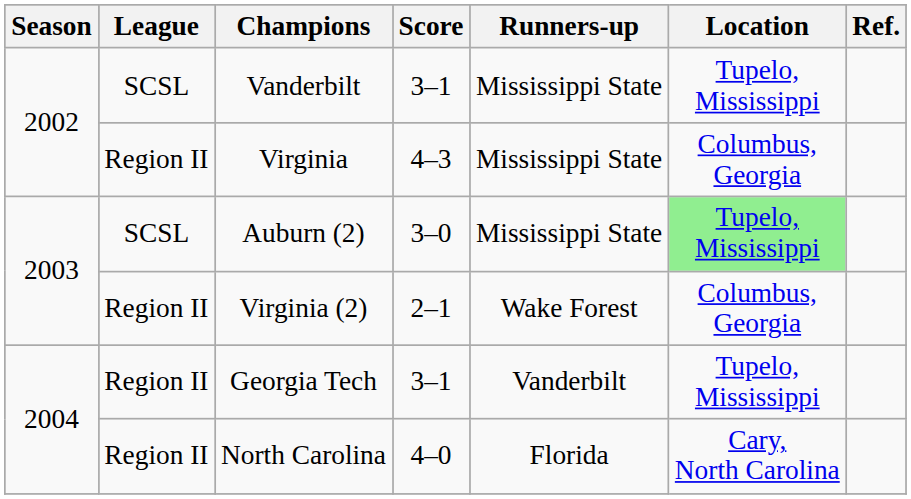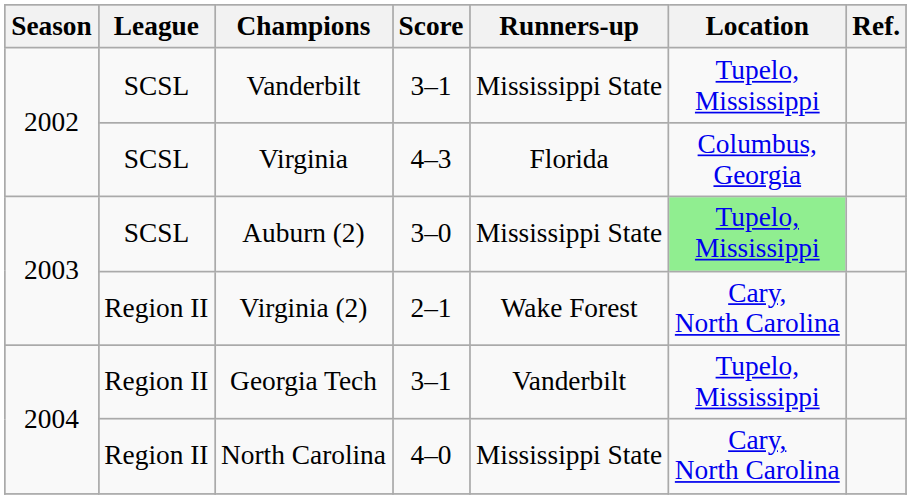(156, 159) Region II -> (156, 159) SCSL
(569, 159) Mississippi State -> (569, 159) Florida
(757, 307) Columbus, Georgia -> (757, 307) Cary, North Carolina
(569, 455) Florida -> (569, 455) Mississippi State
